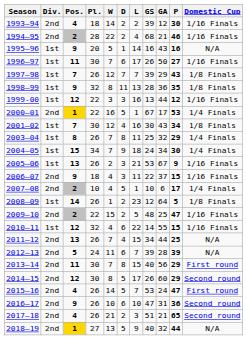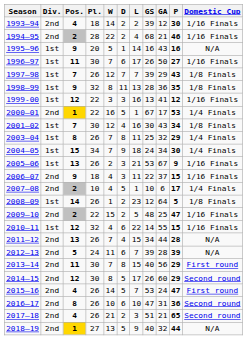(163, 100) 44 -> (163, 100) 41
(176, 239) 25 -> (176, 239) 28
(75, 303) 9 -> (75, 303) 8
